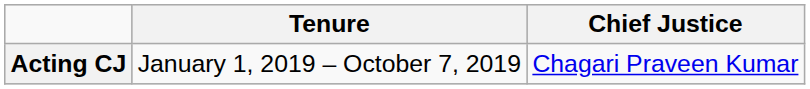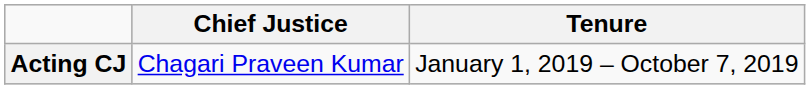columns swapped: (665, 24) <-> (329, 24)
